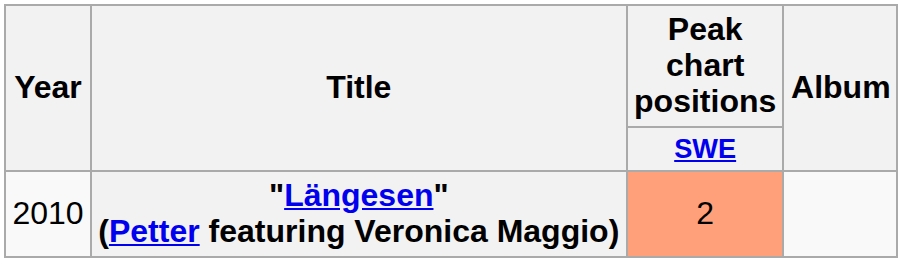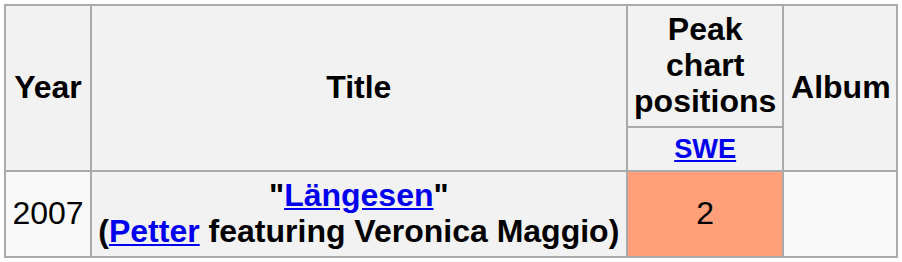(48, 213) 2010 -> (48, 213) 2007
